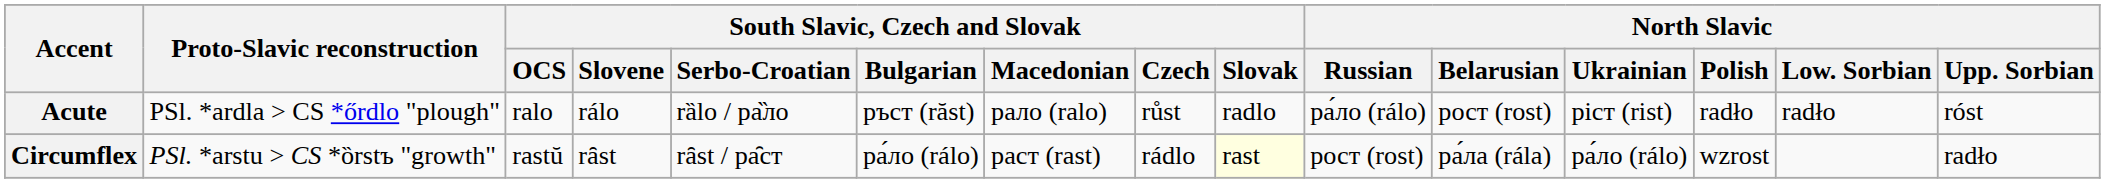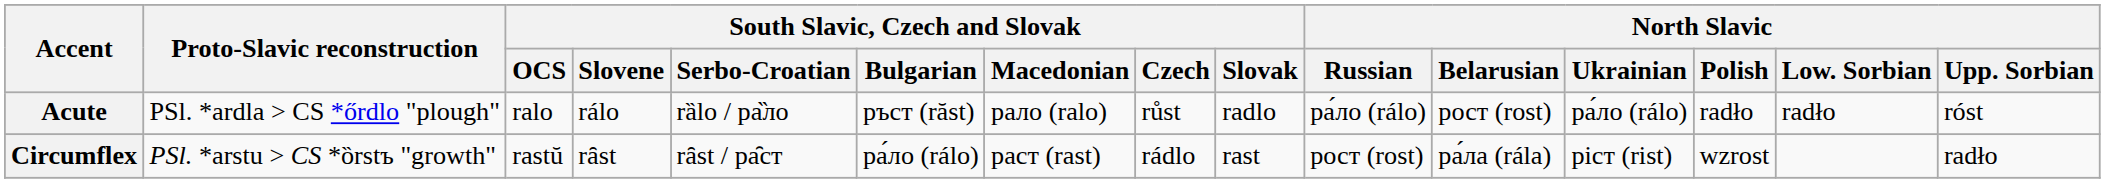(1622, 112) ріст (rist) -> (1629, 112) ра́ло (rálo)
(1241, 156) lightyellow background -> (1241, 156) no background
(1629, 156) ра́ло (rálo) -> (1622, 156) ріст (rist)
